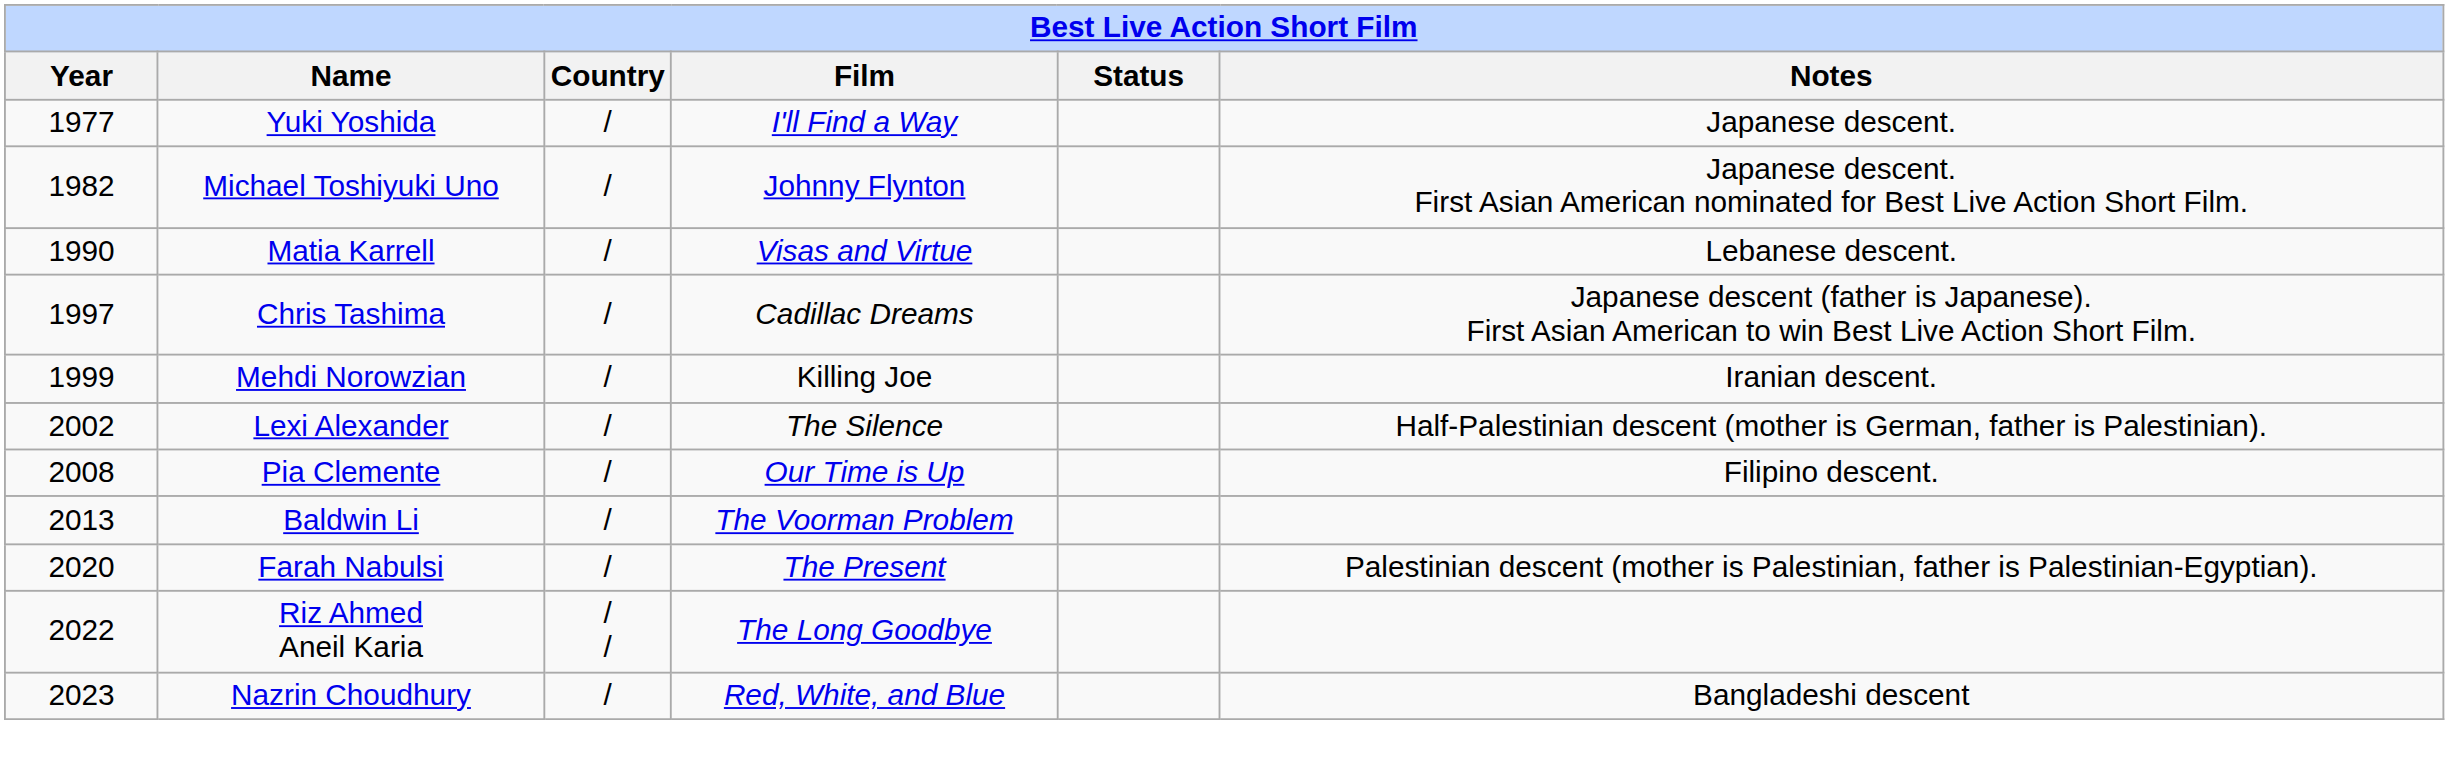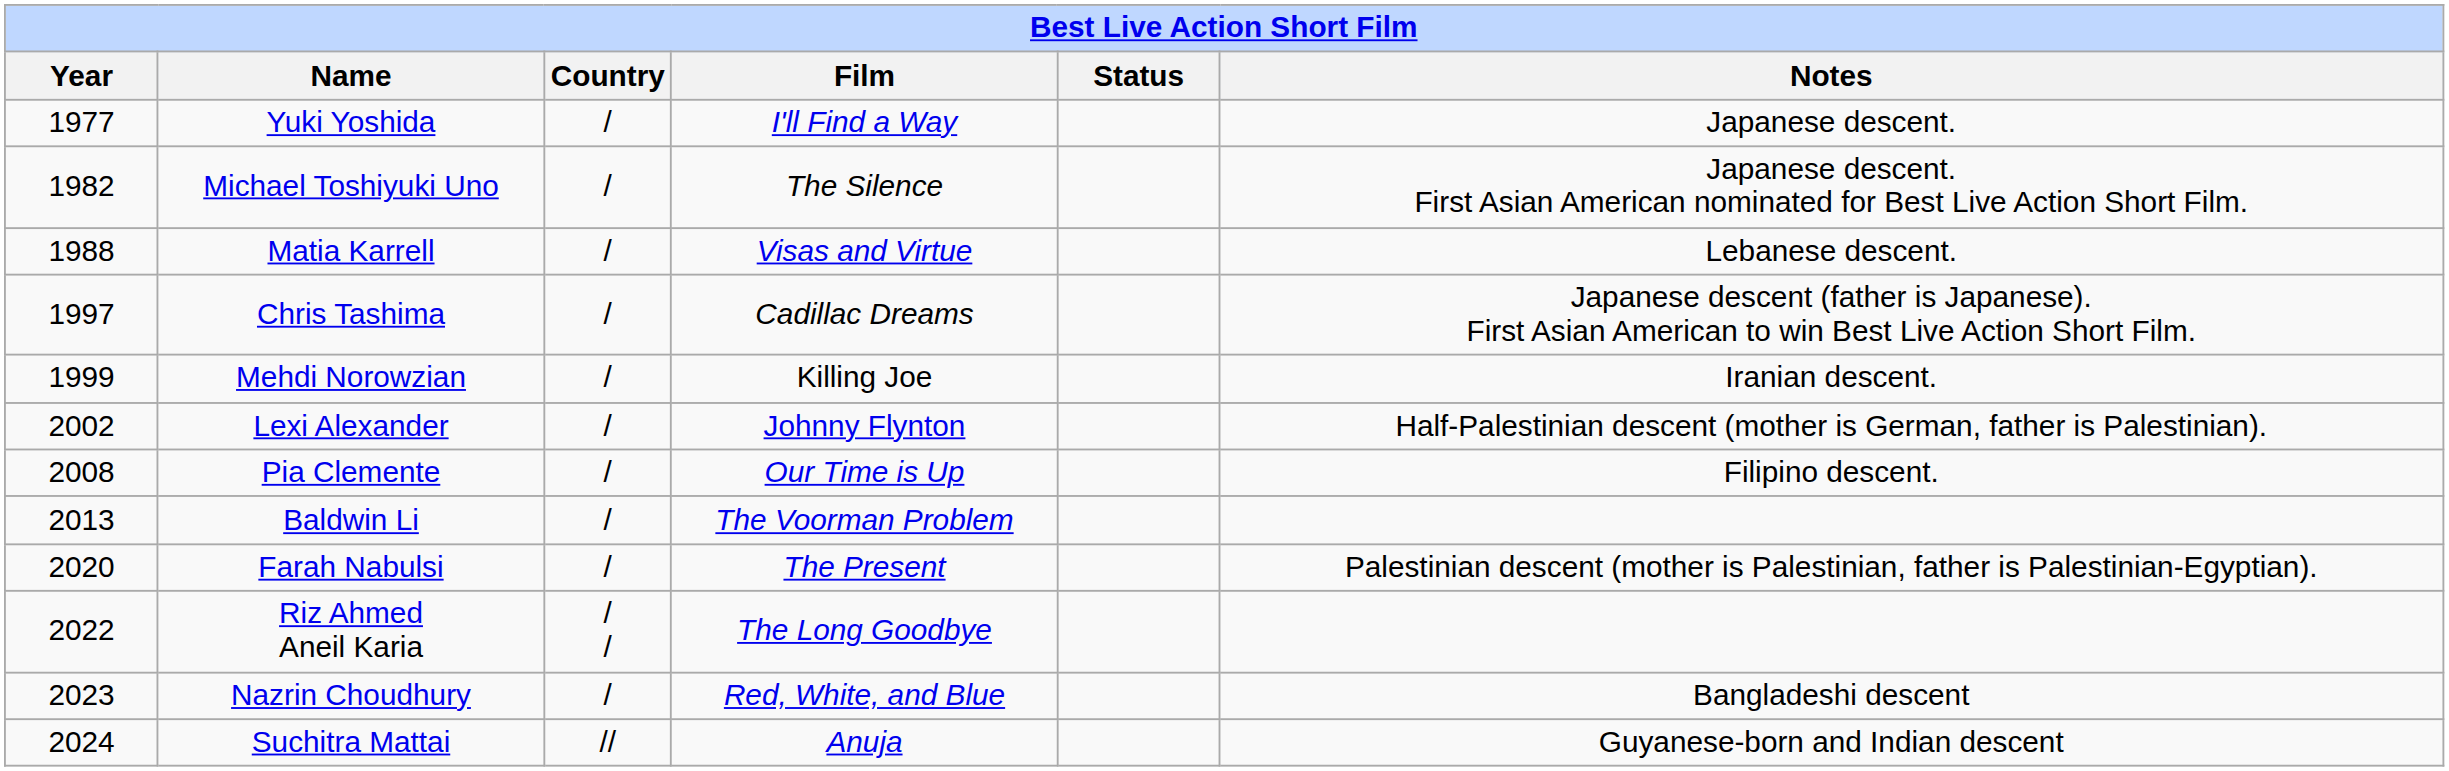(864, 186) Johnny Flynton -> (865, 186) The Silence
(82, 250) 1990 -> (82, 250) 1988
(865, 425) The Silence -> (864, 425) Johnny Flynton
+ row: (351, 742)
